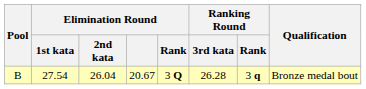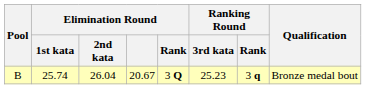(55, 75) 27.54 -> (55, 75) 25.74
(213, 75) 26.28 -> (213, 75) 25.23
